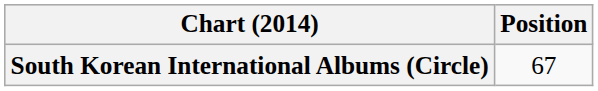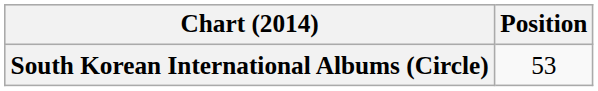(544, 64) 67 -> (544, 64) 53
